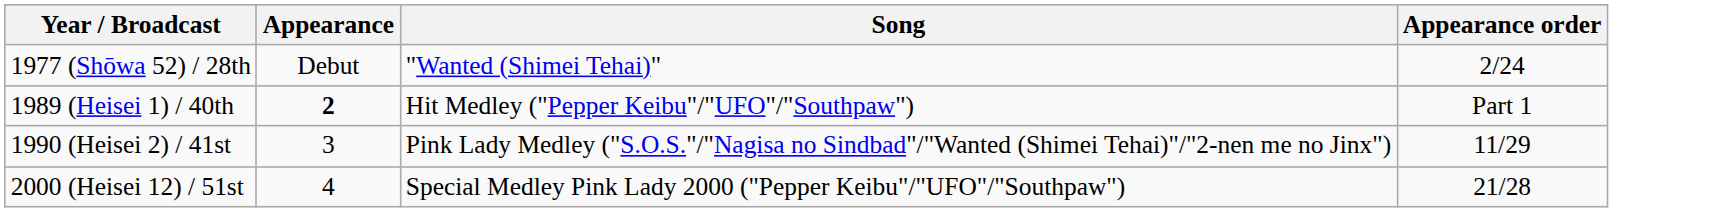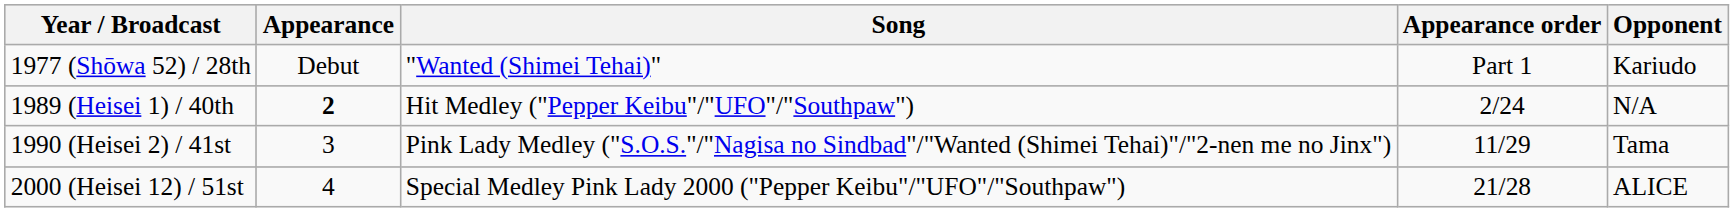+ column: (1668, 24)
(1502, 65) 2/24 -> (1502, 65) Part 1
(1502, 105) Part 1 -> (1502, 105) 2/24
